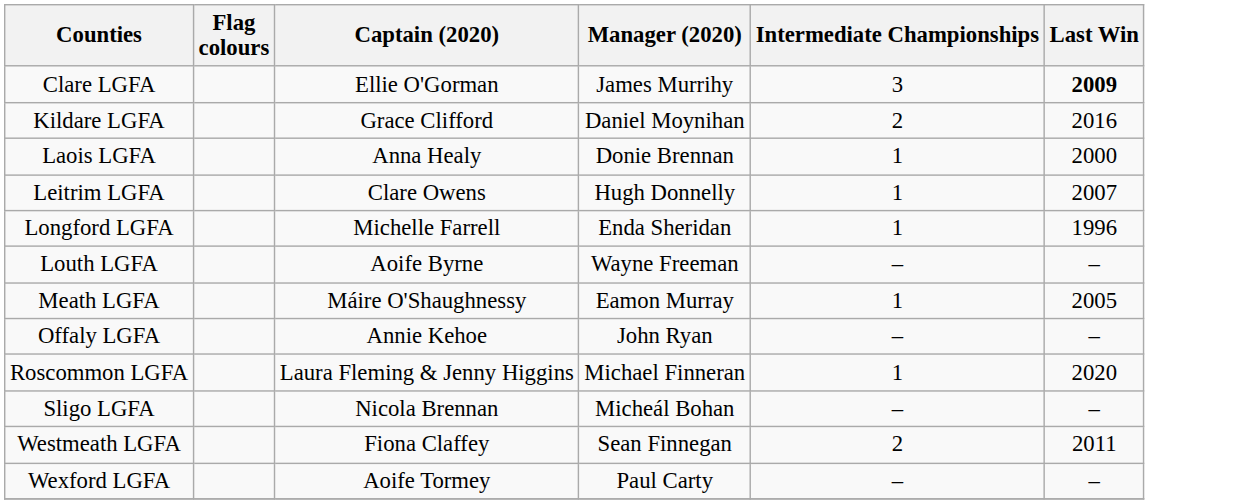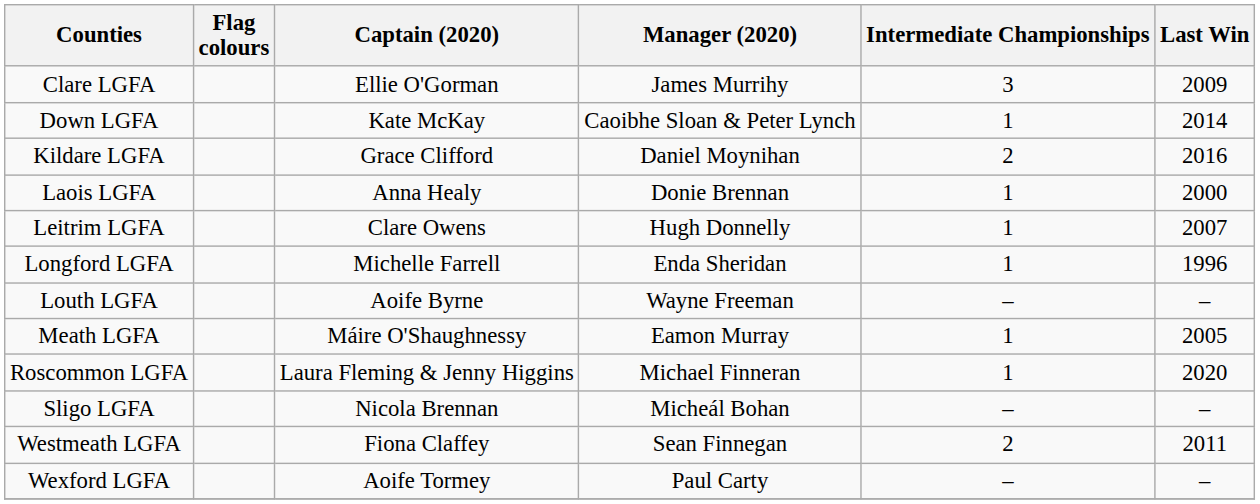(1094, 84) bold -> (1205, 84) normal
+ row: (99, 120)
- row: (99, 336)
